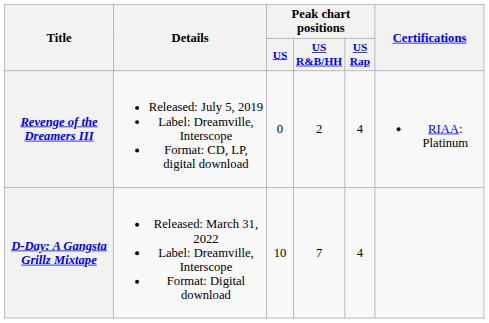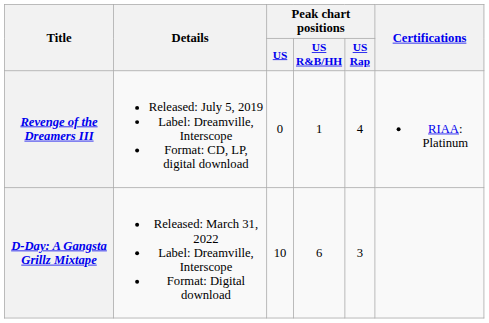(319, 129) 2 -> (319, 129) 1
(319, 252) 7 -> (319, 252) 6
(360, 252) 4 -> (360, 252) 3
